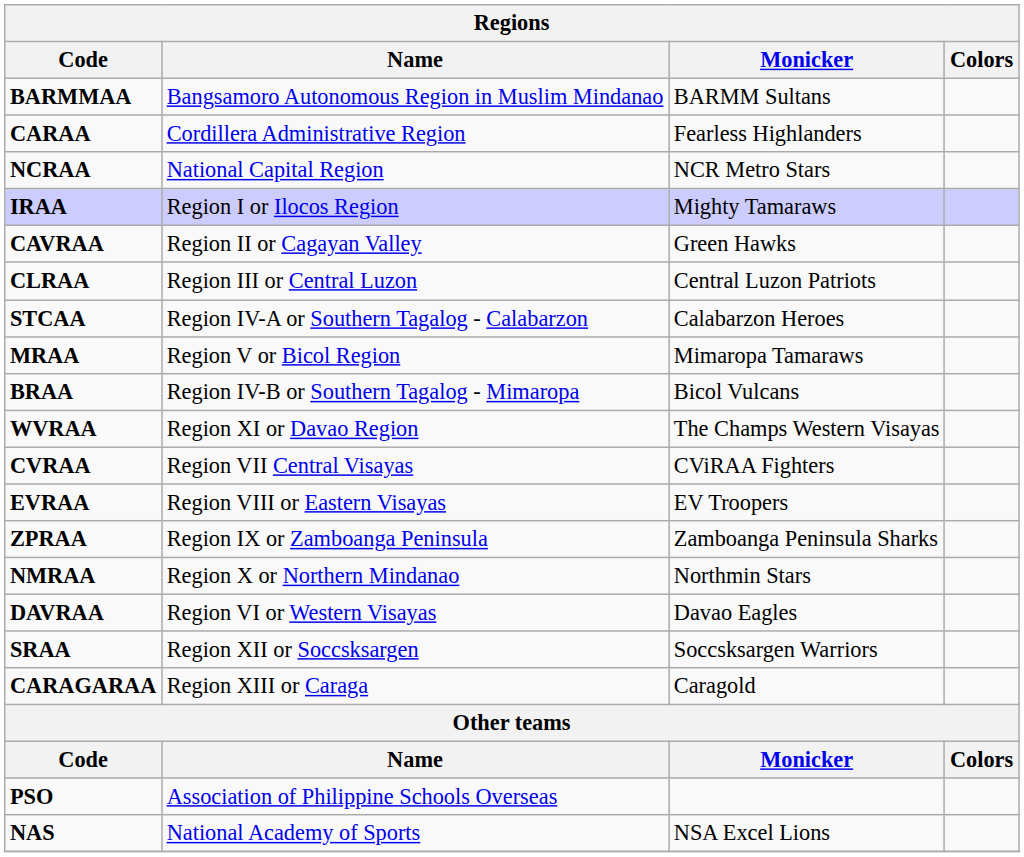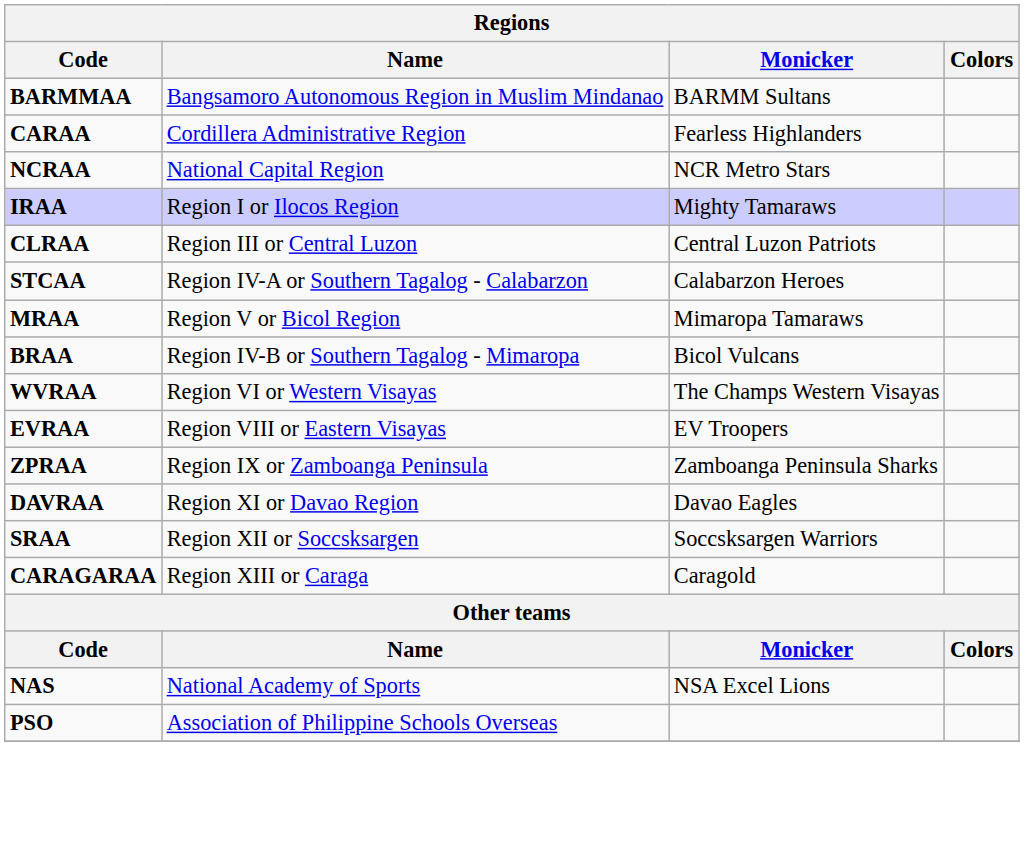- row: (57, 244)
(293, 428) Region XI or Davao Region -> (302, 391) Region VI or Western Visayas
- row: (50, 465)
- row: (53, 575)
(302, 612) Region VI or Western Visayas -> (293, 502) Region XI or Davao Region
rows swapped: (32, 833) <-> (32, 796)
